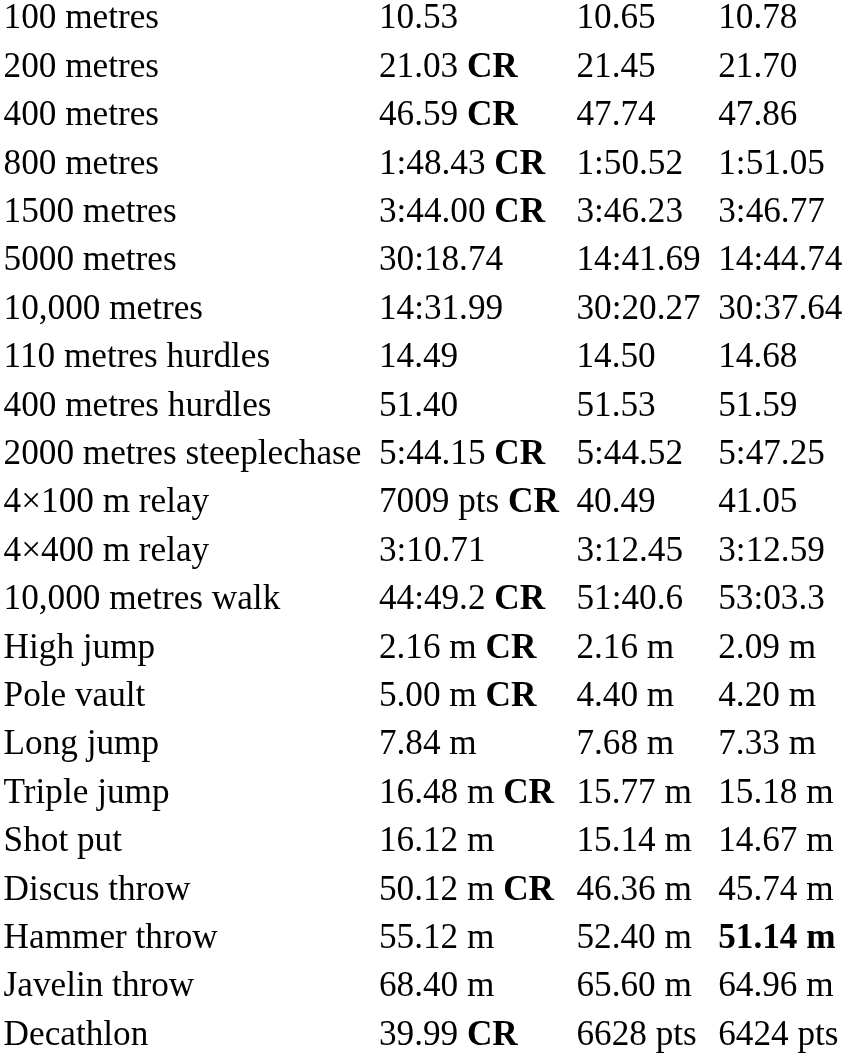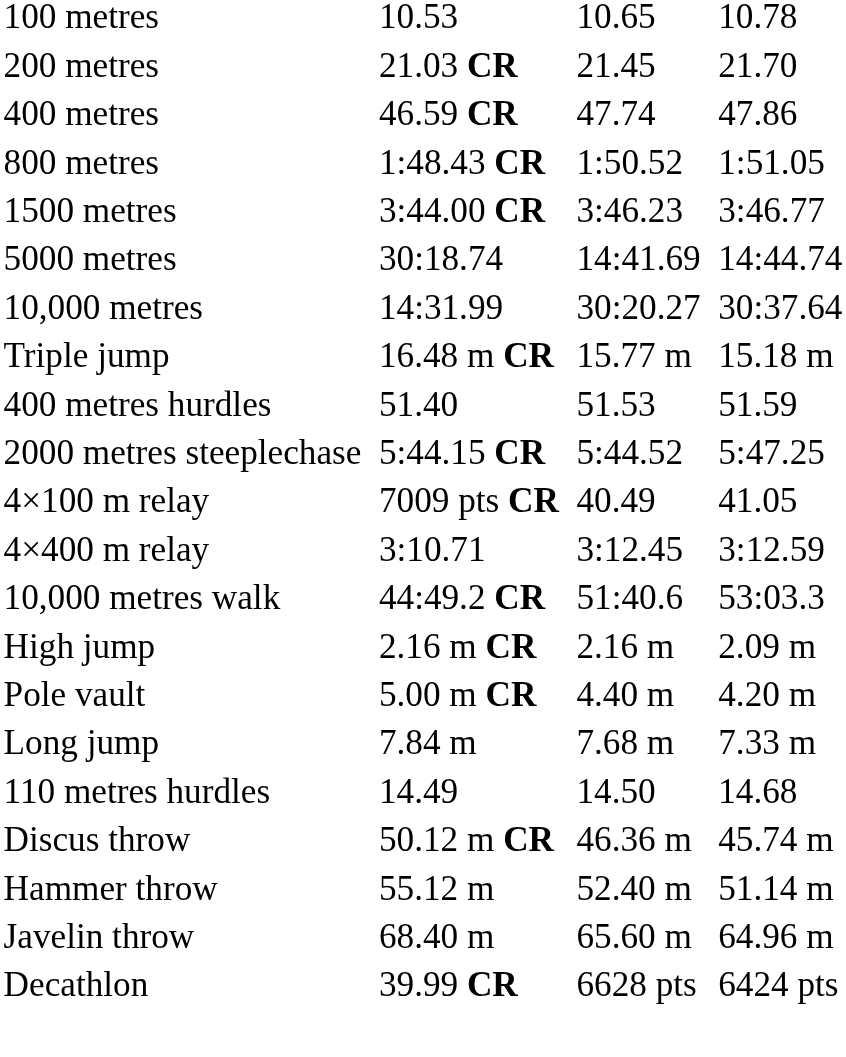rows swapped: (137, 355) <-> (87, 791)
- row: (63, 839)
(777, 936) bold -> (776, 888) normal
